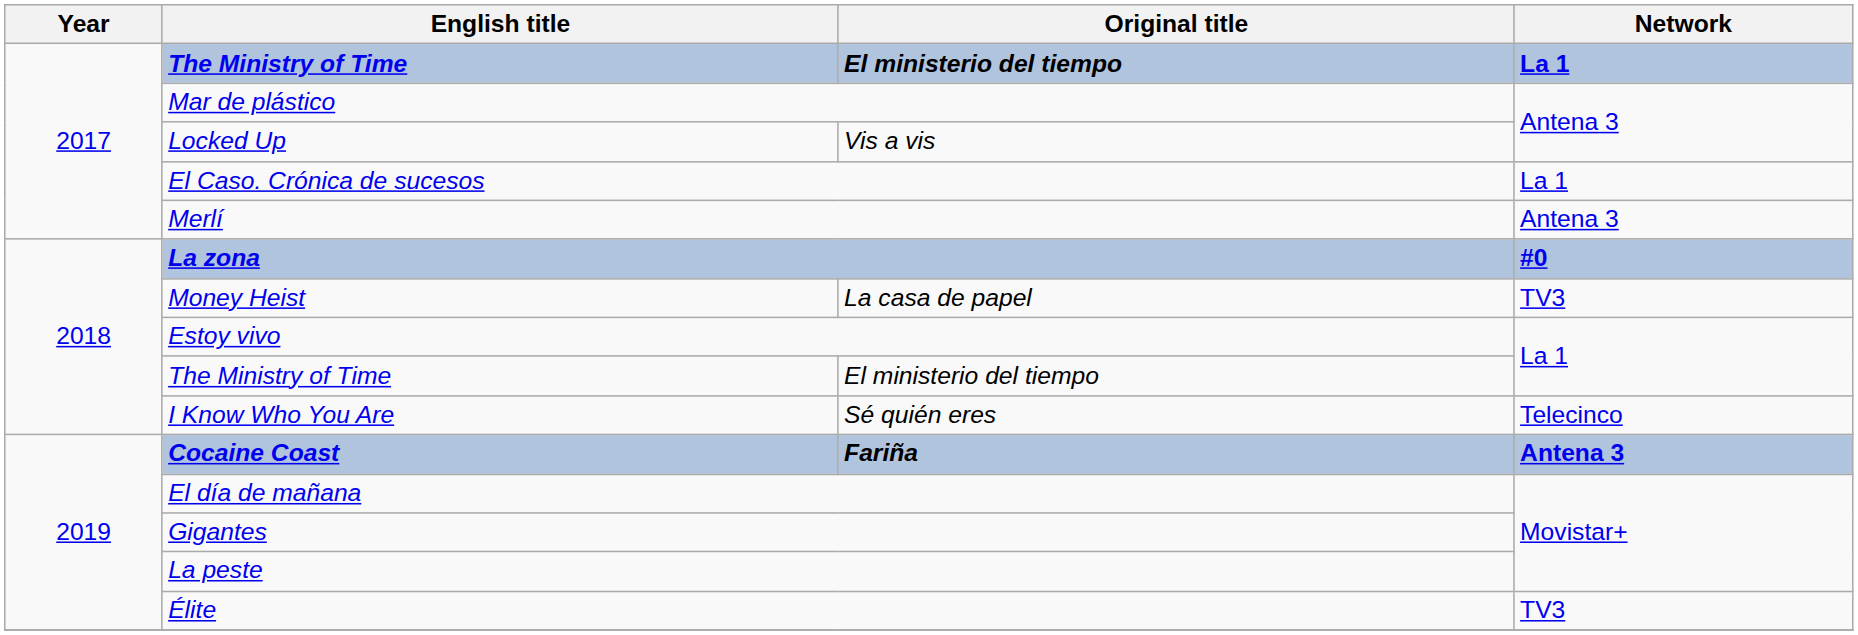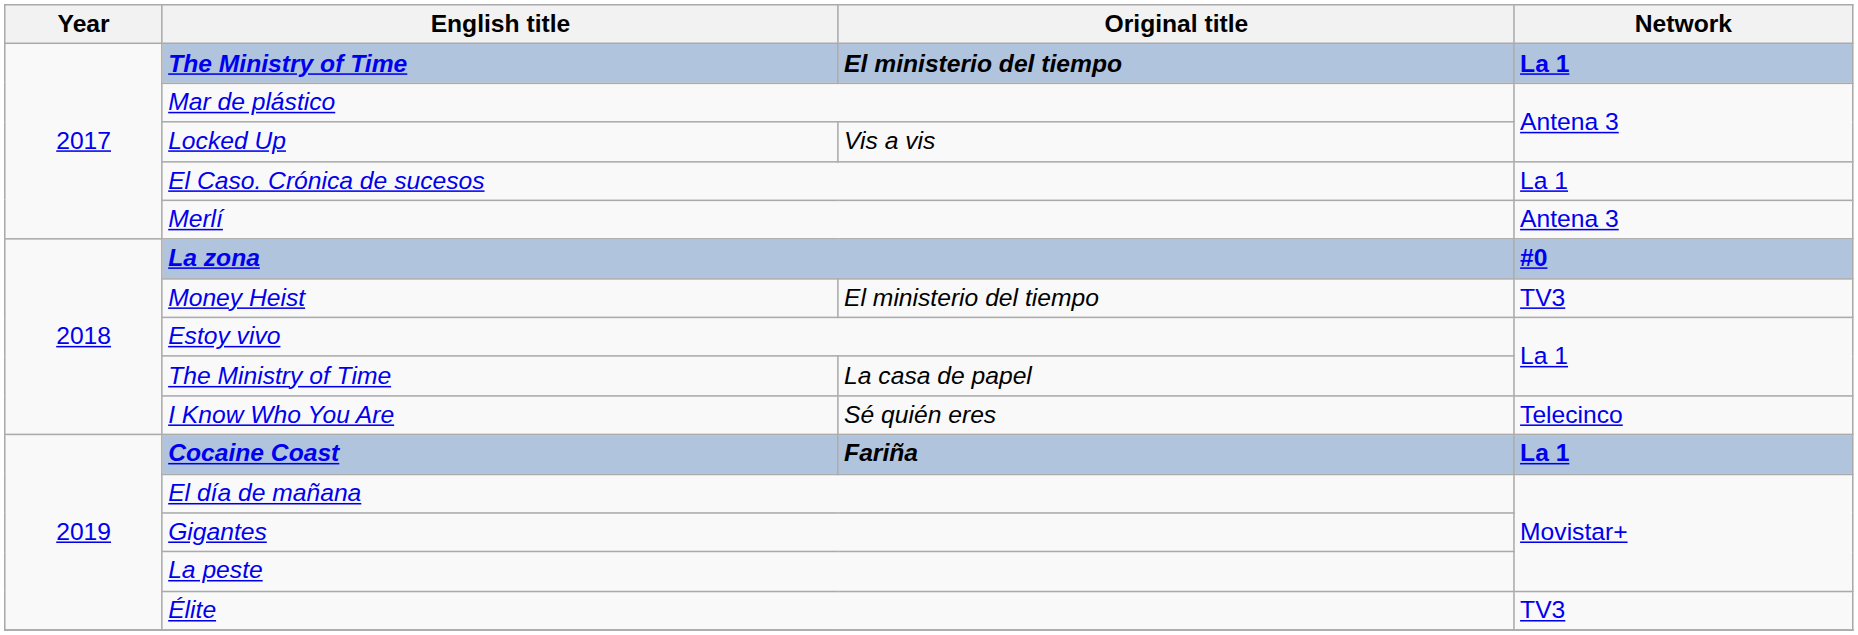(938, 297) La casa de papel -> (971, 297) El ministerio del tiempo
(971, 375) El ministerio del tiempo -> (938, 375) La casa de papel
(1572, 453) Antena 3 -> (1545, 453) La 1
